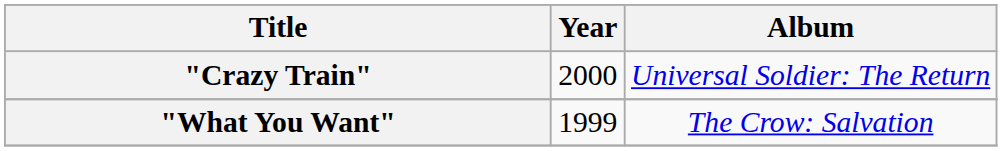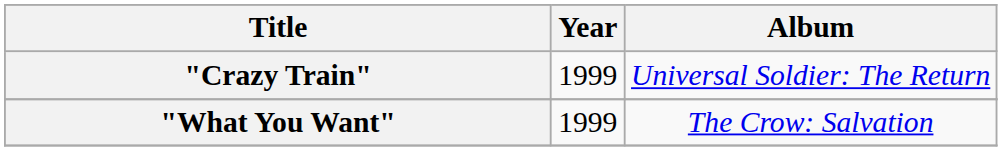(588, 74) 2000 -> (588, 74) 1999
